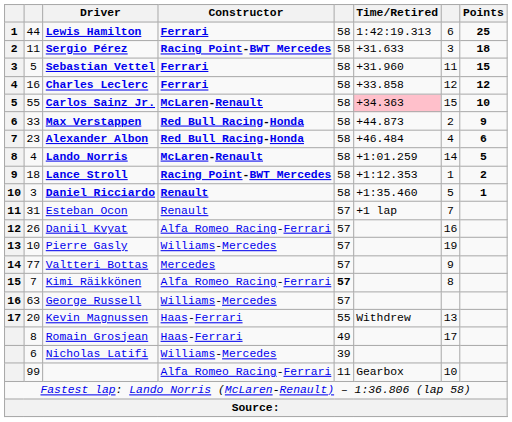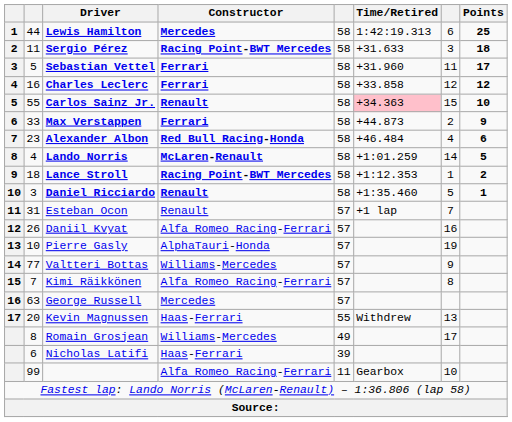(184, 31) Ferrari -> (188, 31) Mercedes
(483, 67) 15 -> (483, 67) 17
(212, 103) McLaren-Renault -> (184, 103) Renault
(232, 121) Red Bull Racing-Honda -> (184, 121) Ferrari
(219, 247) Williams-Mercedes -> (215, 247) AlphaTauri-Honda
(188, 265) Mercedes -> (219, 265) Williams-Mercedes
(344, 282) bold -> (344, 282) normal
(219, 300) Williams-Mercedes -> (188, 300) Mercedes
(202, 336) Haas-Ferrari -> (219, 336) Williams-Mercedes
(219, 354) Williams-Mercedes -> (202, 354) Haas-Ferrari
